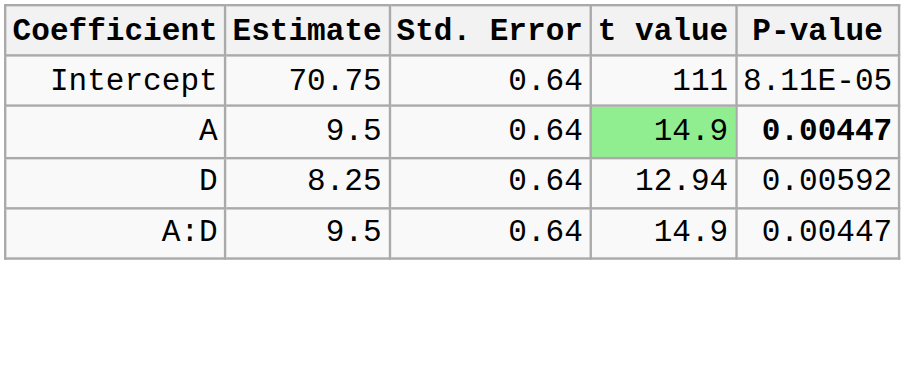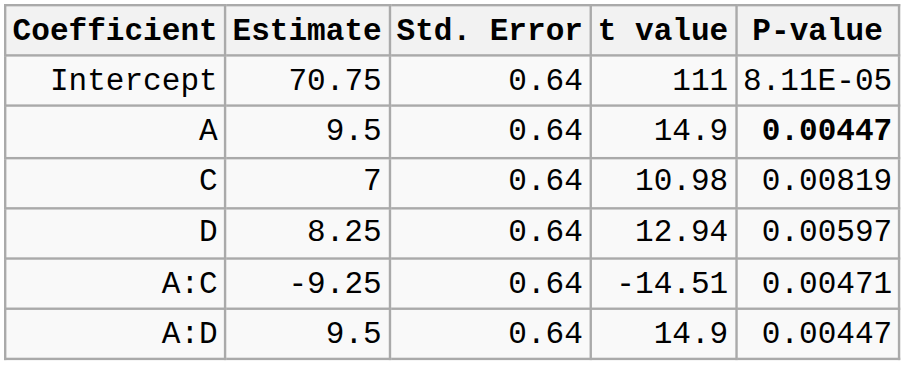(691, 132) lightgreen background -> (691, 132) no background
+ row: (208, 182)
(827, 182) 0.00592 -> (827, 233) 0.00597
+ row: (190, 284)
